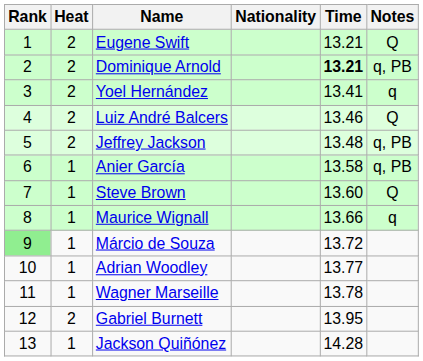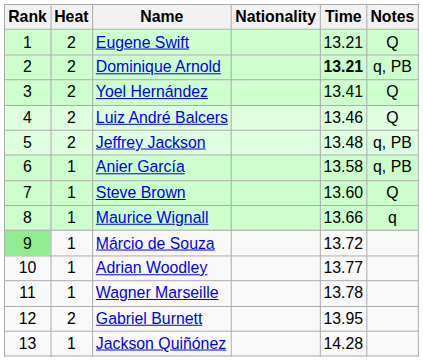(392, 92) q -> (392, 92) Q
